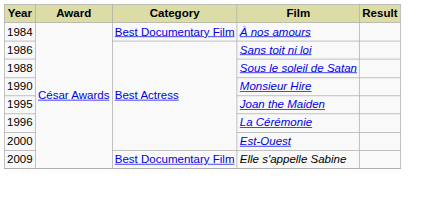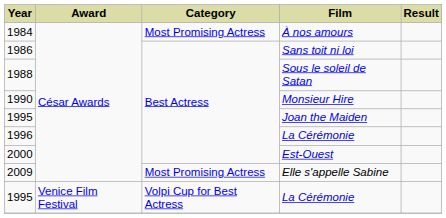(175, 31) Best Documentary Film -> (205, 31) Most Promising Actress
(175, 159) Best Documentary Film -> (205, 172) Most Promising Actress
+ row: (20, 197)
